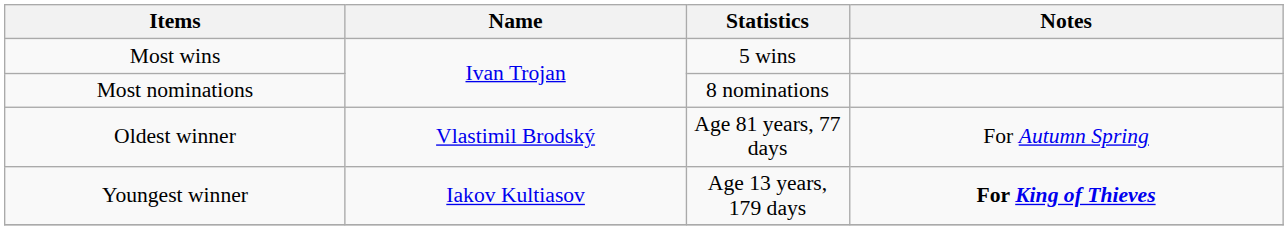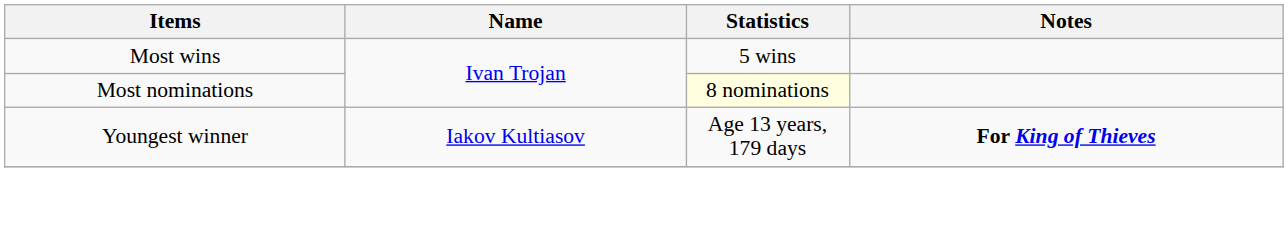(767, 90) no background -> (767, 90) lightyellow background
- row: (175, 136)
